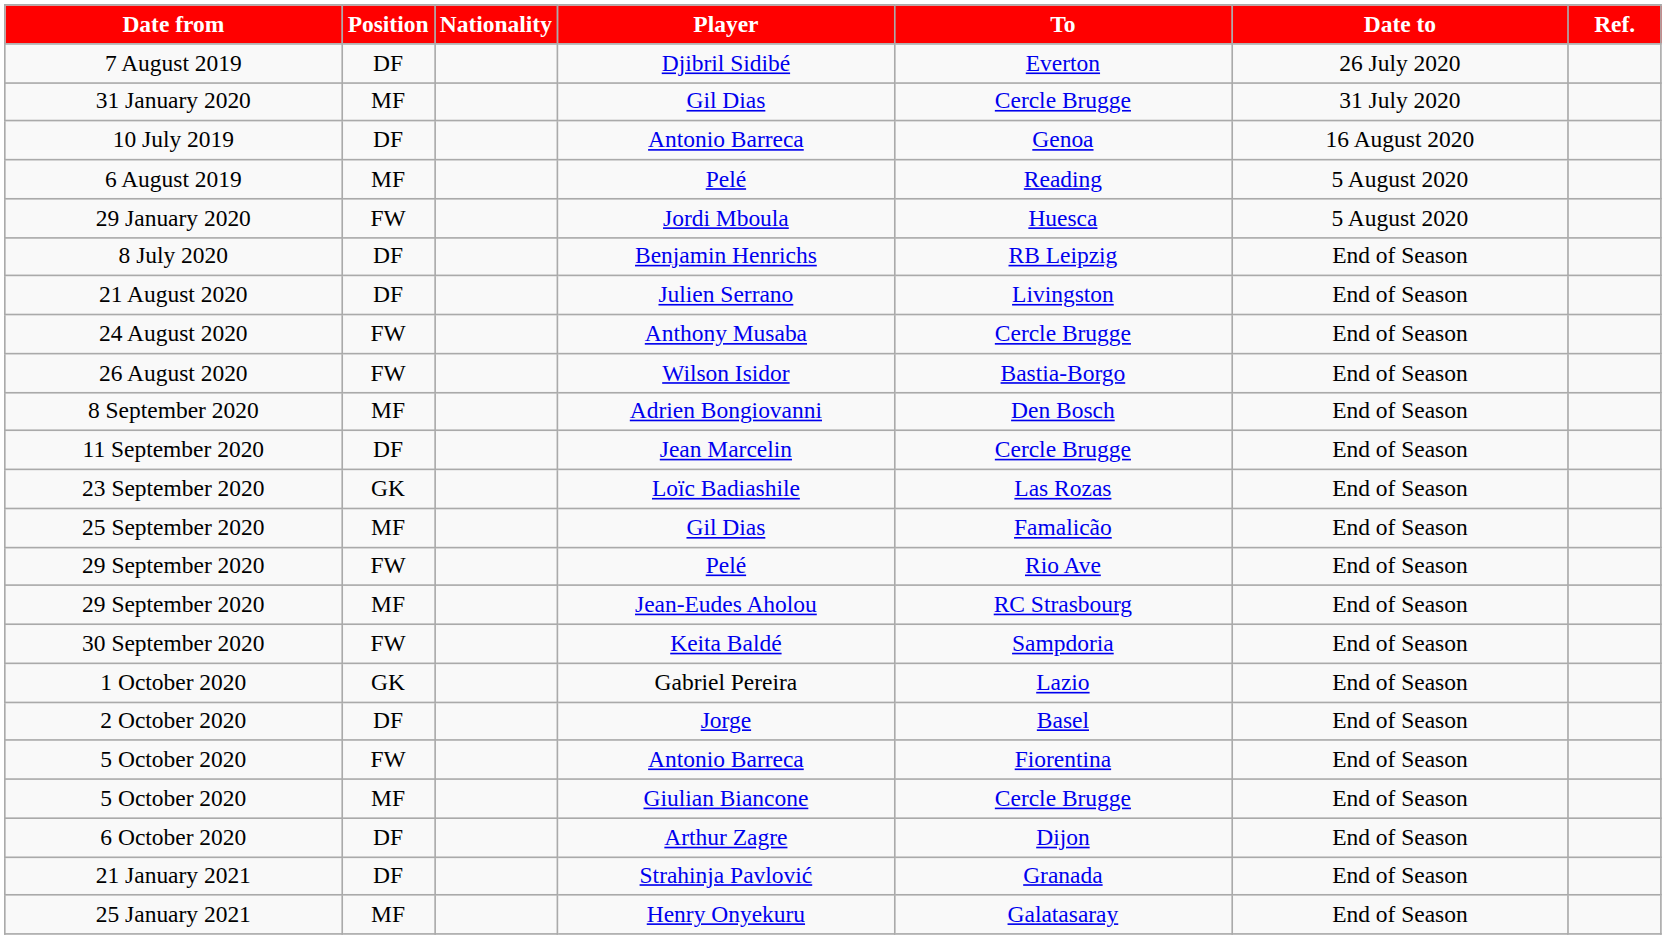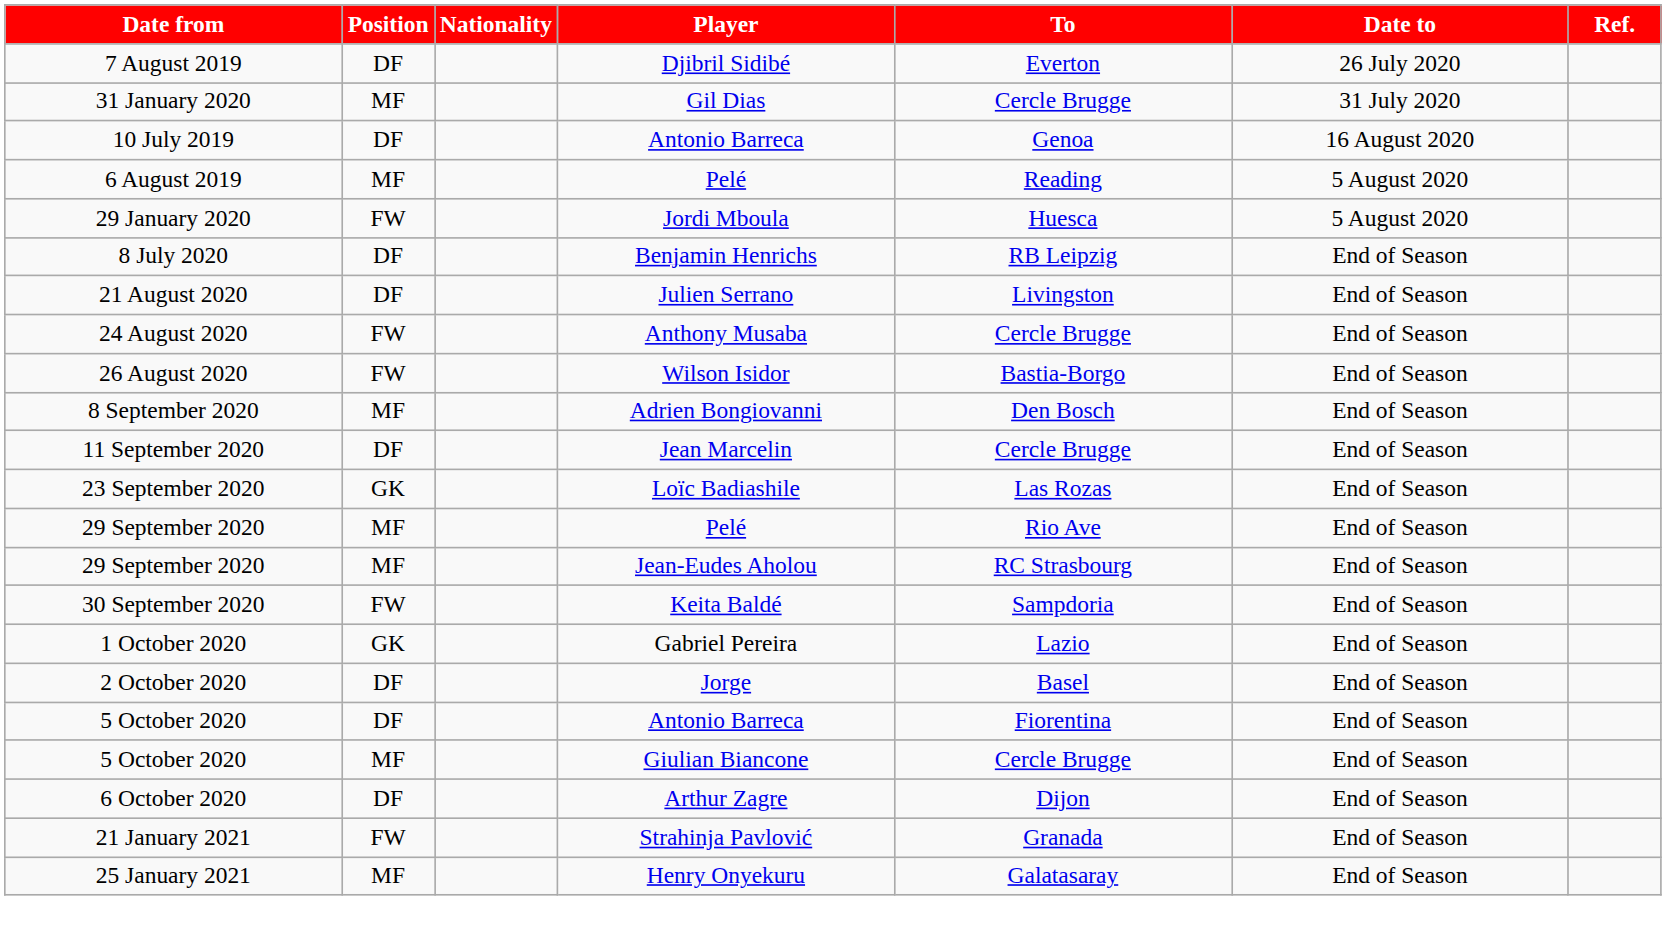- row: (173, 527)
(388, 566) FW -> (388, 527) MF
(388, 759) FW -> (388, 721) DF
(388, 875) DF -> (388, 837) FW
